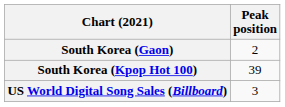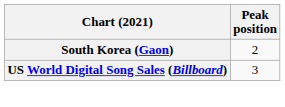- row: (117, 70)
